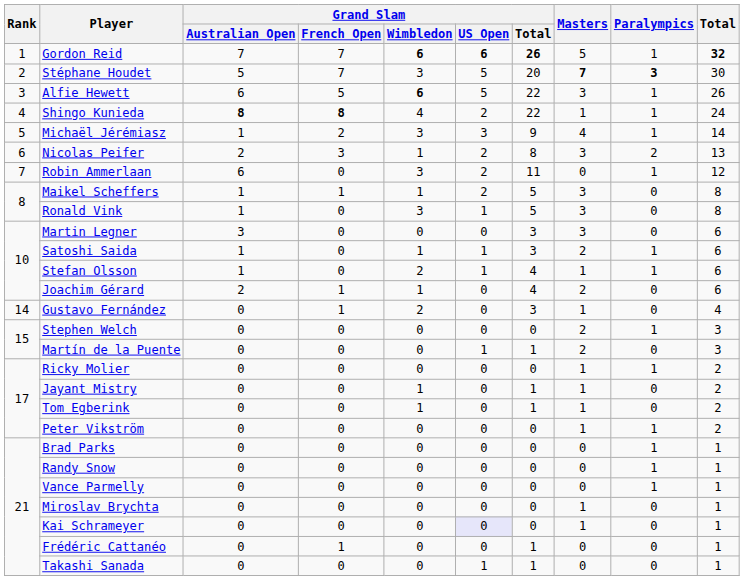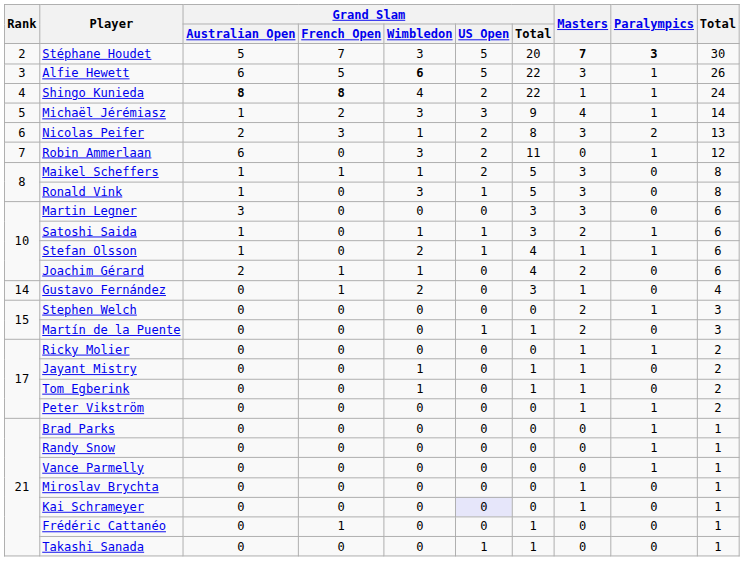- row: (82, 54)
